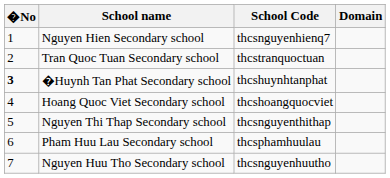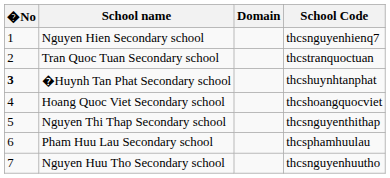columns swapped: (285, 16) <-> (361, 16)
